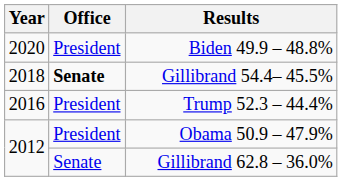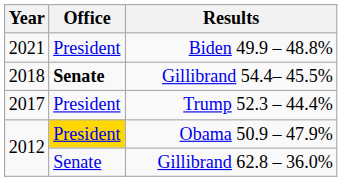(27, 47) 2020 -> (27, 47) 2021
(27, 104) 2016 -> (27, 104) 2017
(87, 133) no background -> (87, 133) gold background
